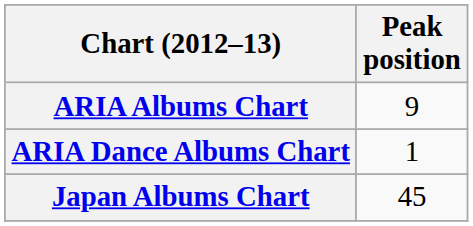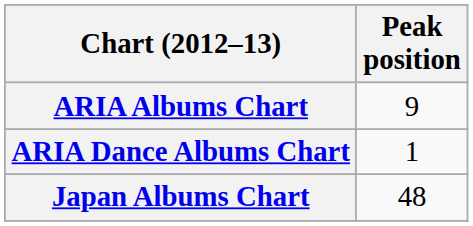(412, 196) 45 -> (412, 196) 48
